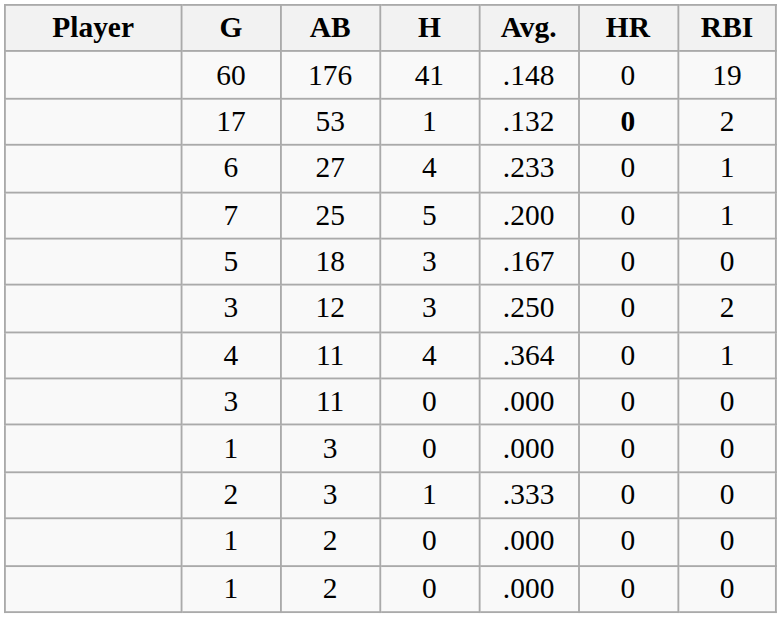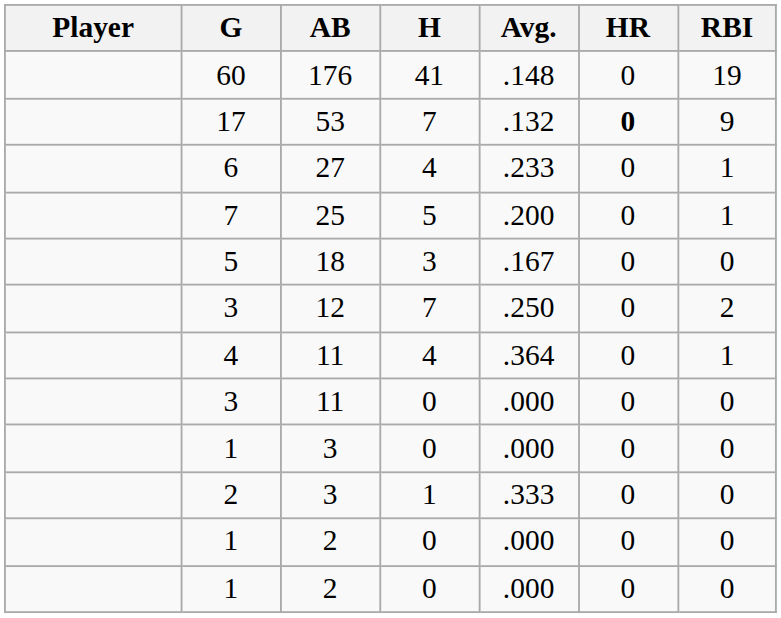(429, 121) 1 -> (429, 121) 7
(727, 121) 2 -> (727, 121) 9
(429, 307) 3 -> (429, 307) 7
